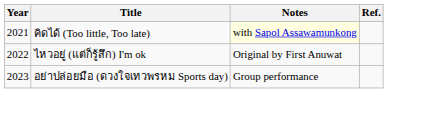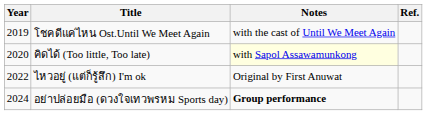+ row: (122, 33)
(18, 32) 2021 -> (18, 54) 2020
(18, 76) 2023 -> (18, 98) 2024
(276, 76) normal -> (279, 98) bold
